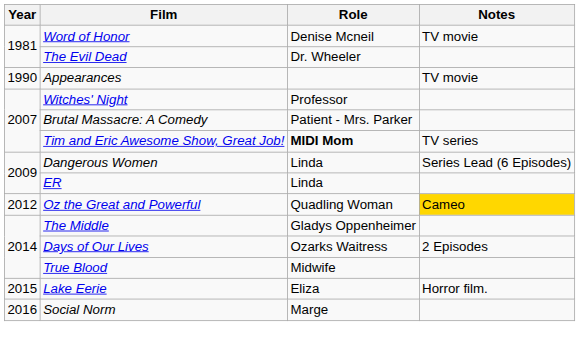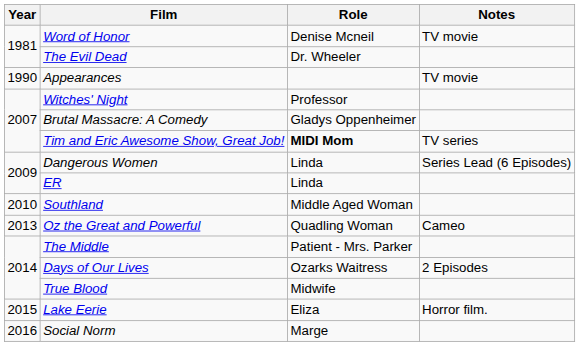(351, 120) Patient - Mrs. Parker -> (353, 120) Gladys Oppenheimer
+ row: (73, 204)
(22, 204) 2012 -> (22, 225) 2013
(444, 204) gold background -> (444, 225) no background
(353, 225) Gladys Oppenheimer -> (351, 246) Patient - Mrs. Parker
